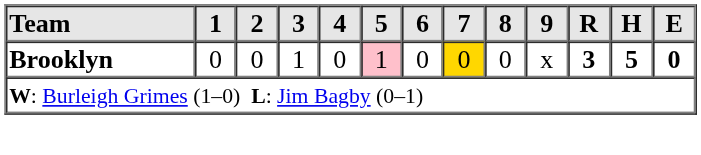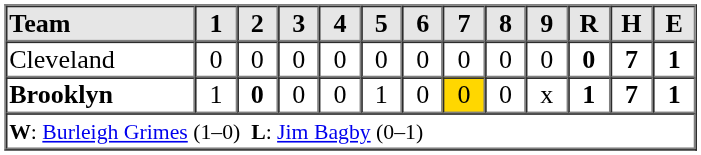+ row: (62, 59)
(216, 59) 0 -> (216, 94) 1
(257, 59) normal -> (257, 94) bold
(298, 59) 1 -> (299, 94) 0
(381, 59) pink background -> (381, 94) no background
(589, 59) 3 -> (589, 94) 1
(631, 59) 5 -> (632, 94) 7
(674, 59) 0 -> (674, 94) 1
